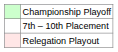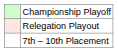rows swapped: (66, 26) <-> (61, 40)
